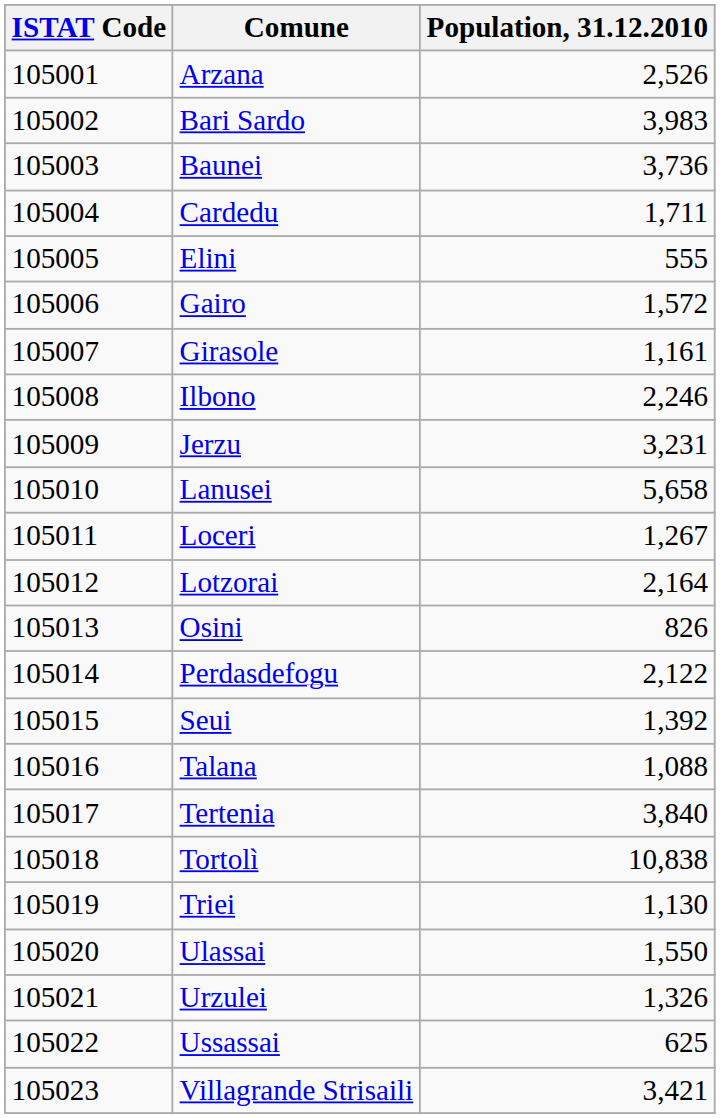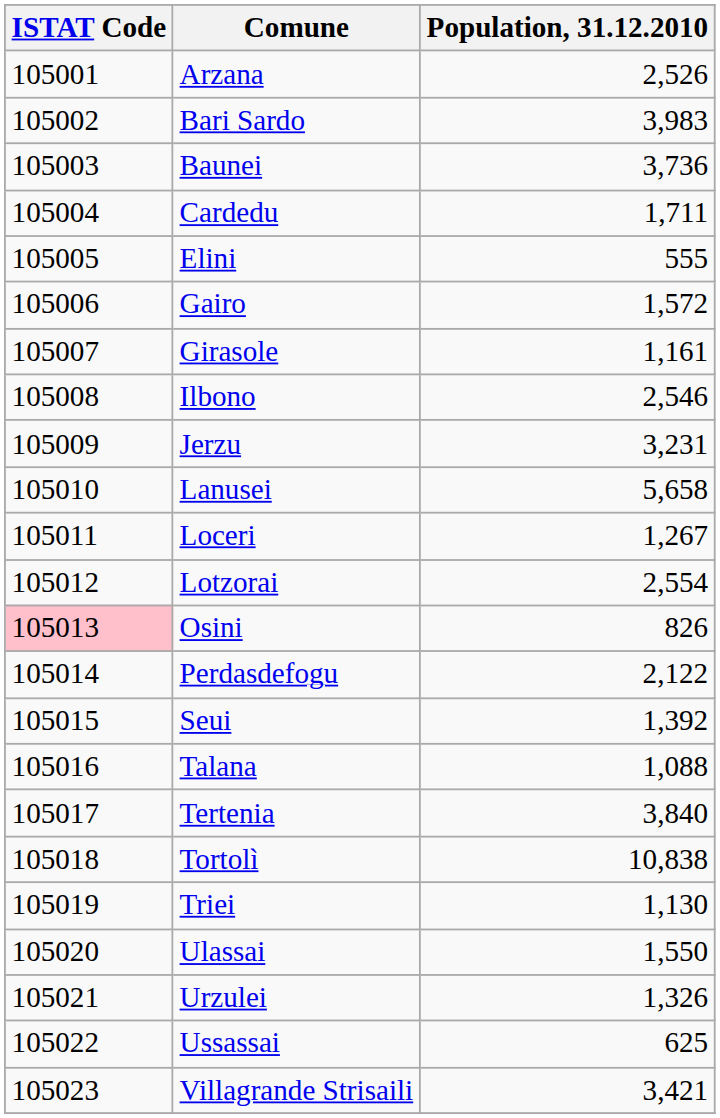(675, 397) 2,246 -> (675, 397) 2,546
(675, 581) 2,164 -> (675, 581) 2,554
(55, 627) no background -> (55, 627) pink background
